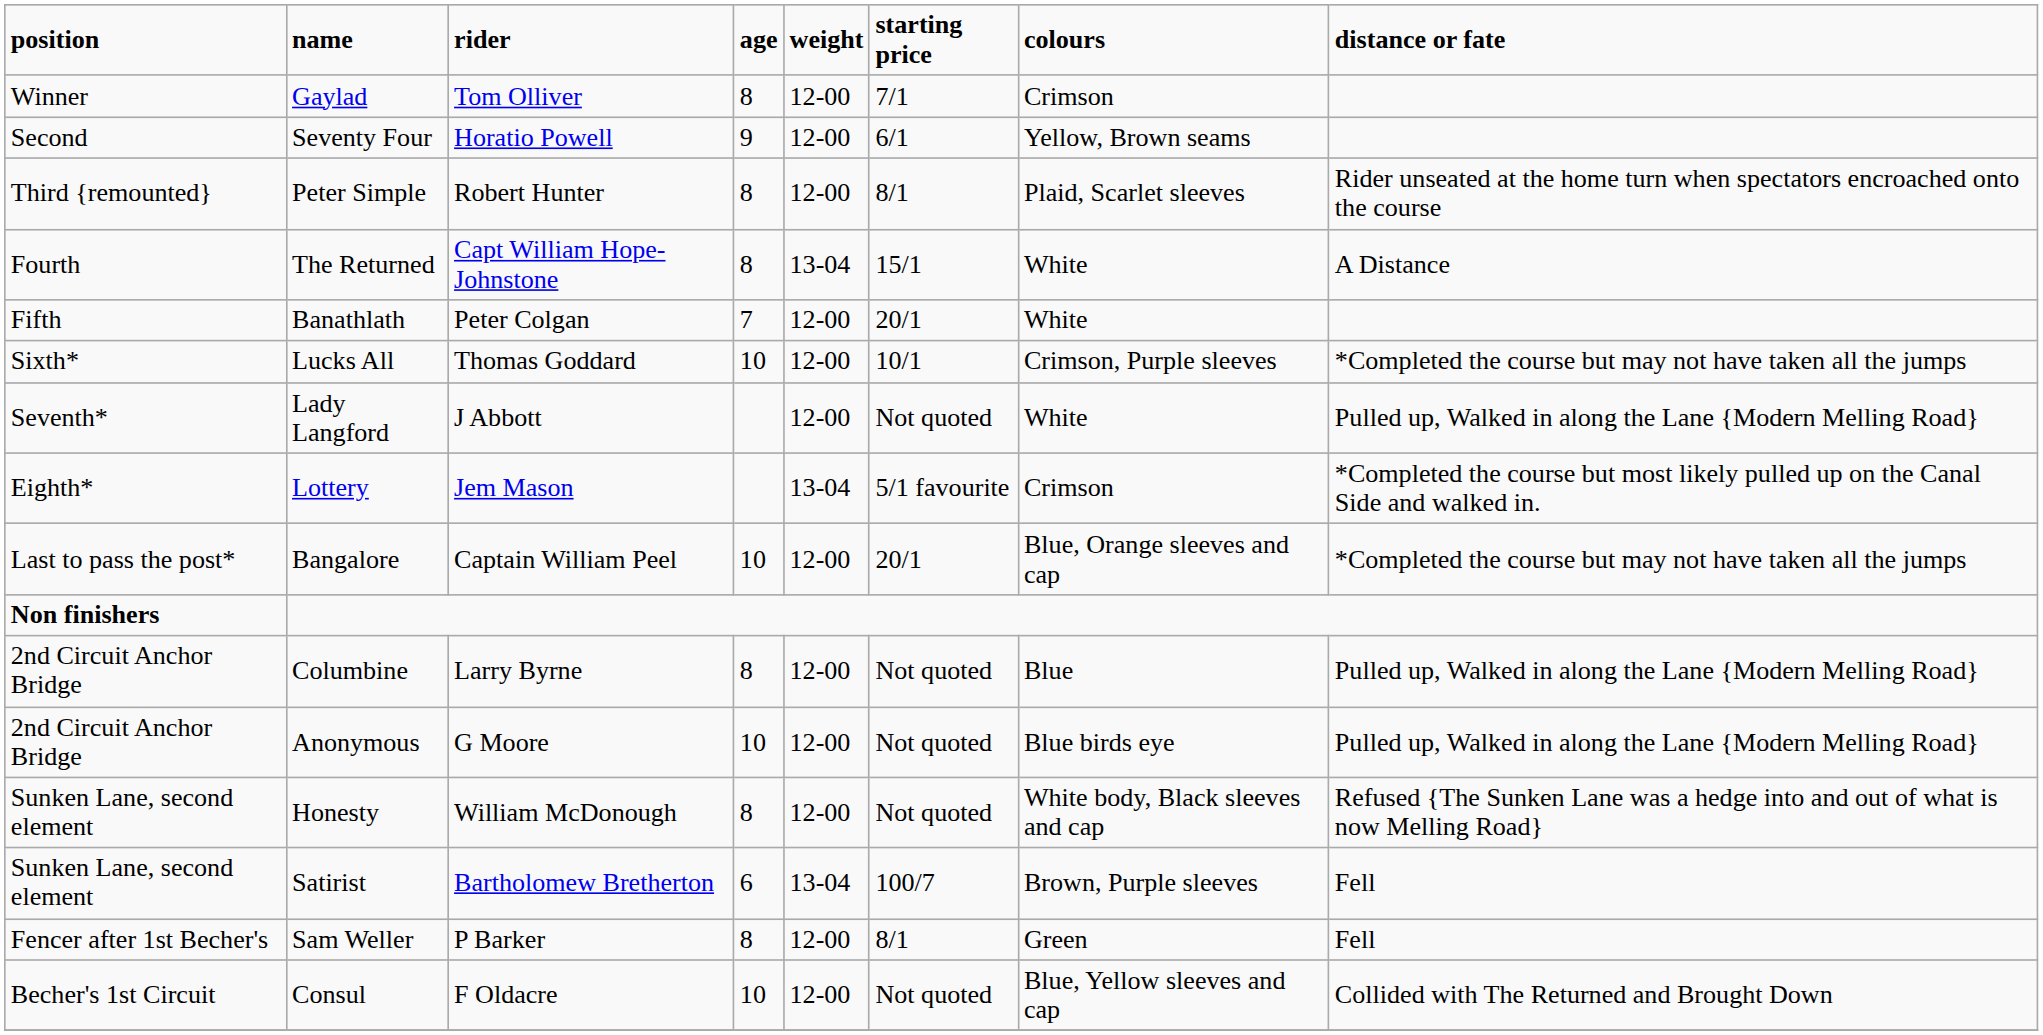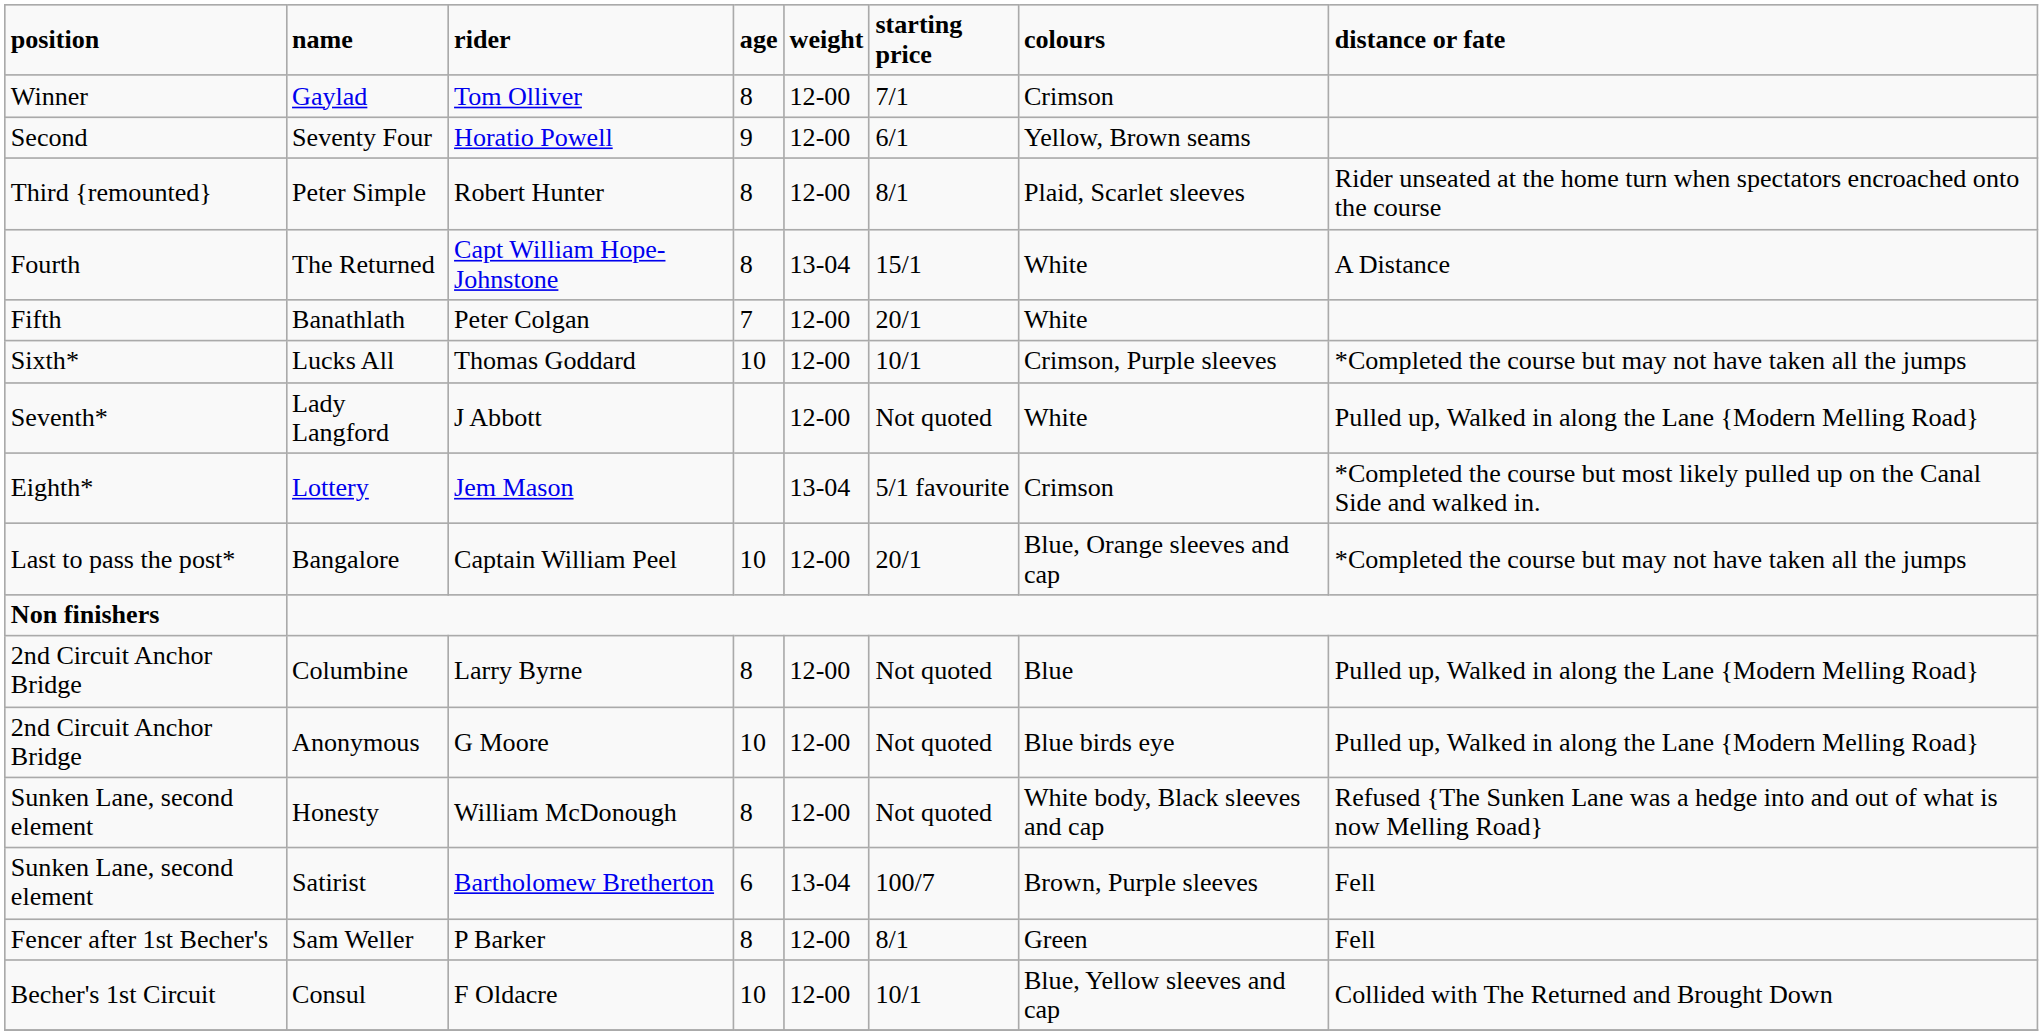(934, 995) Not quoted -> (899, 995) 10/1
